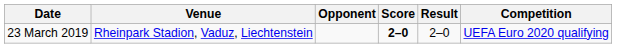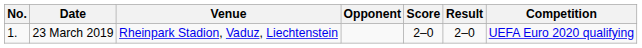+ column: (17, 14)
(398, 33) bold -> (423, 33) normal
